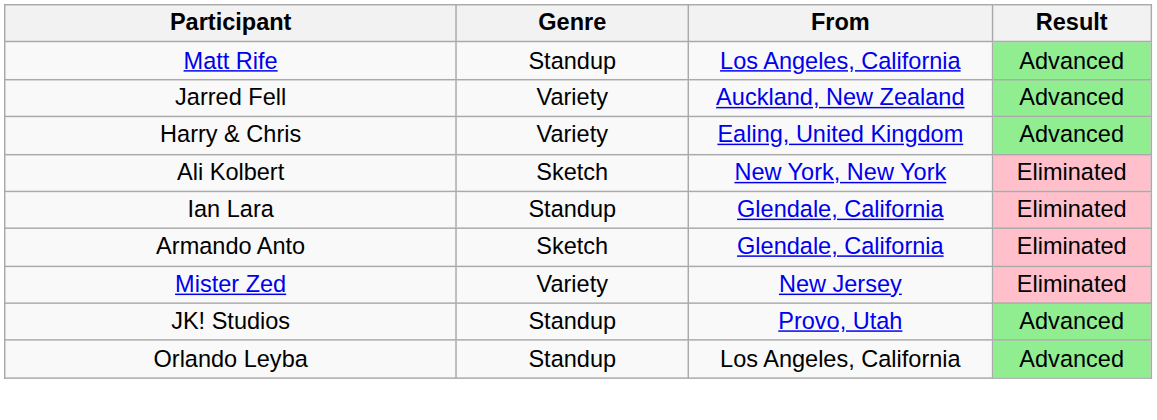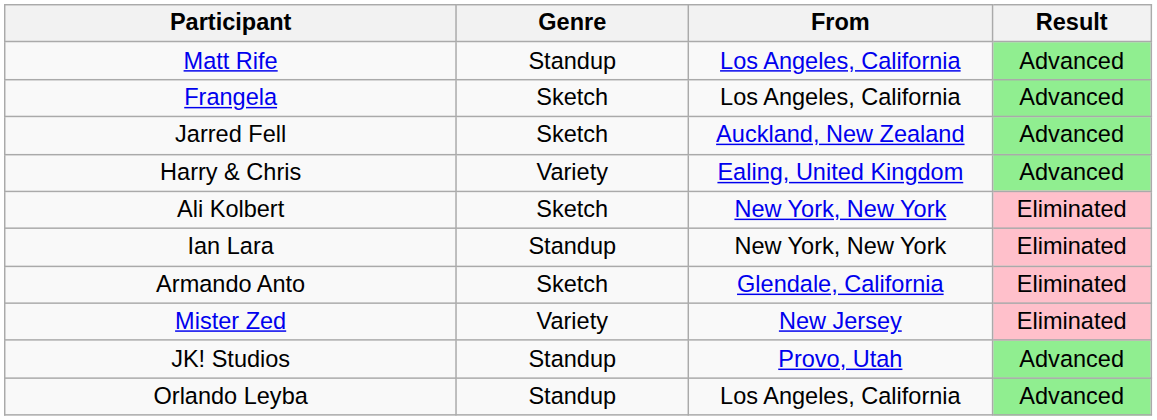+ row: (231, 97)
(572, 97) Variety -> (572, 135) Sketch
(840, 209) Glendale, California -> (840, 246) New York, New York
